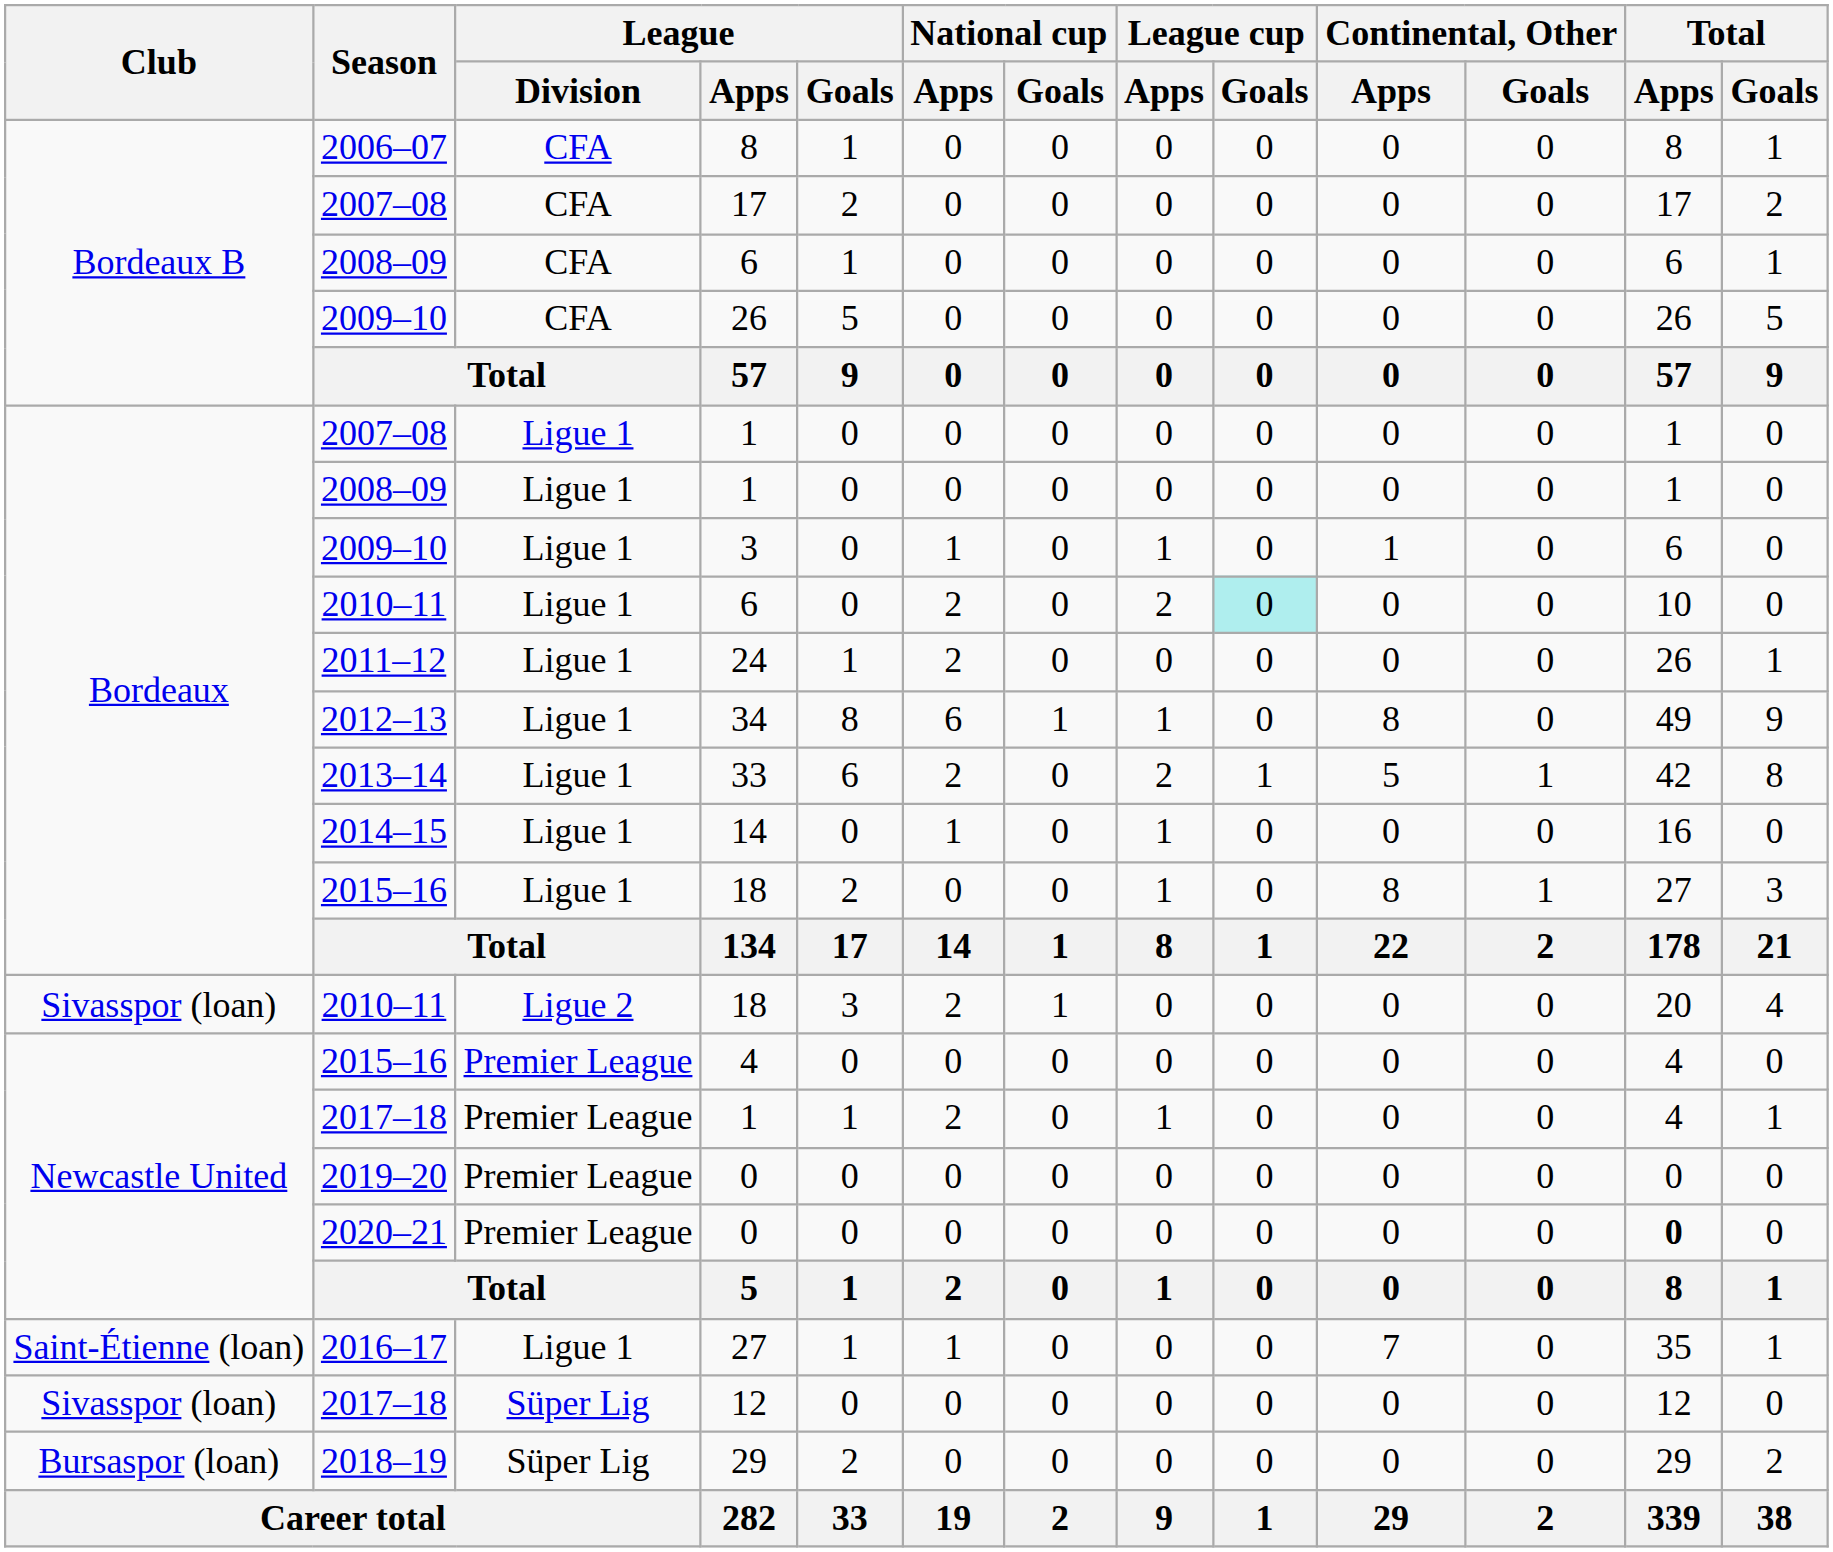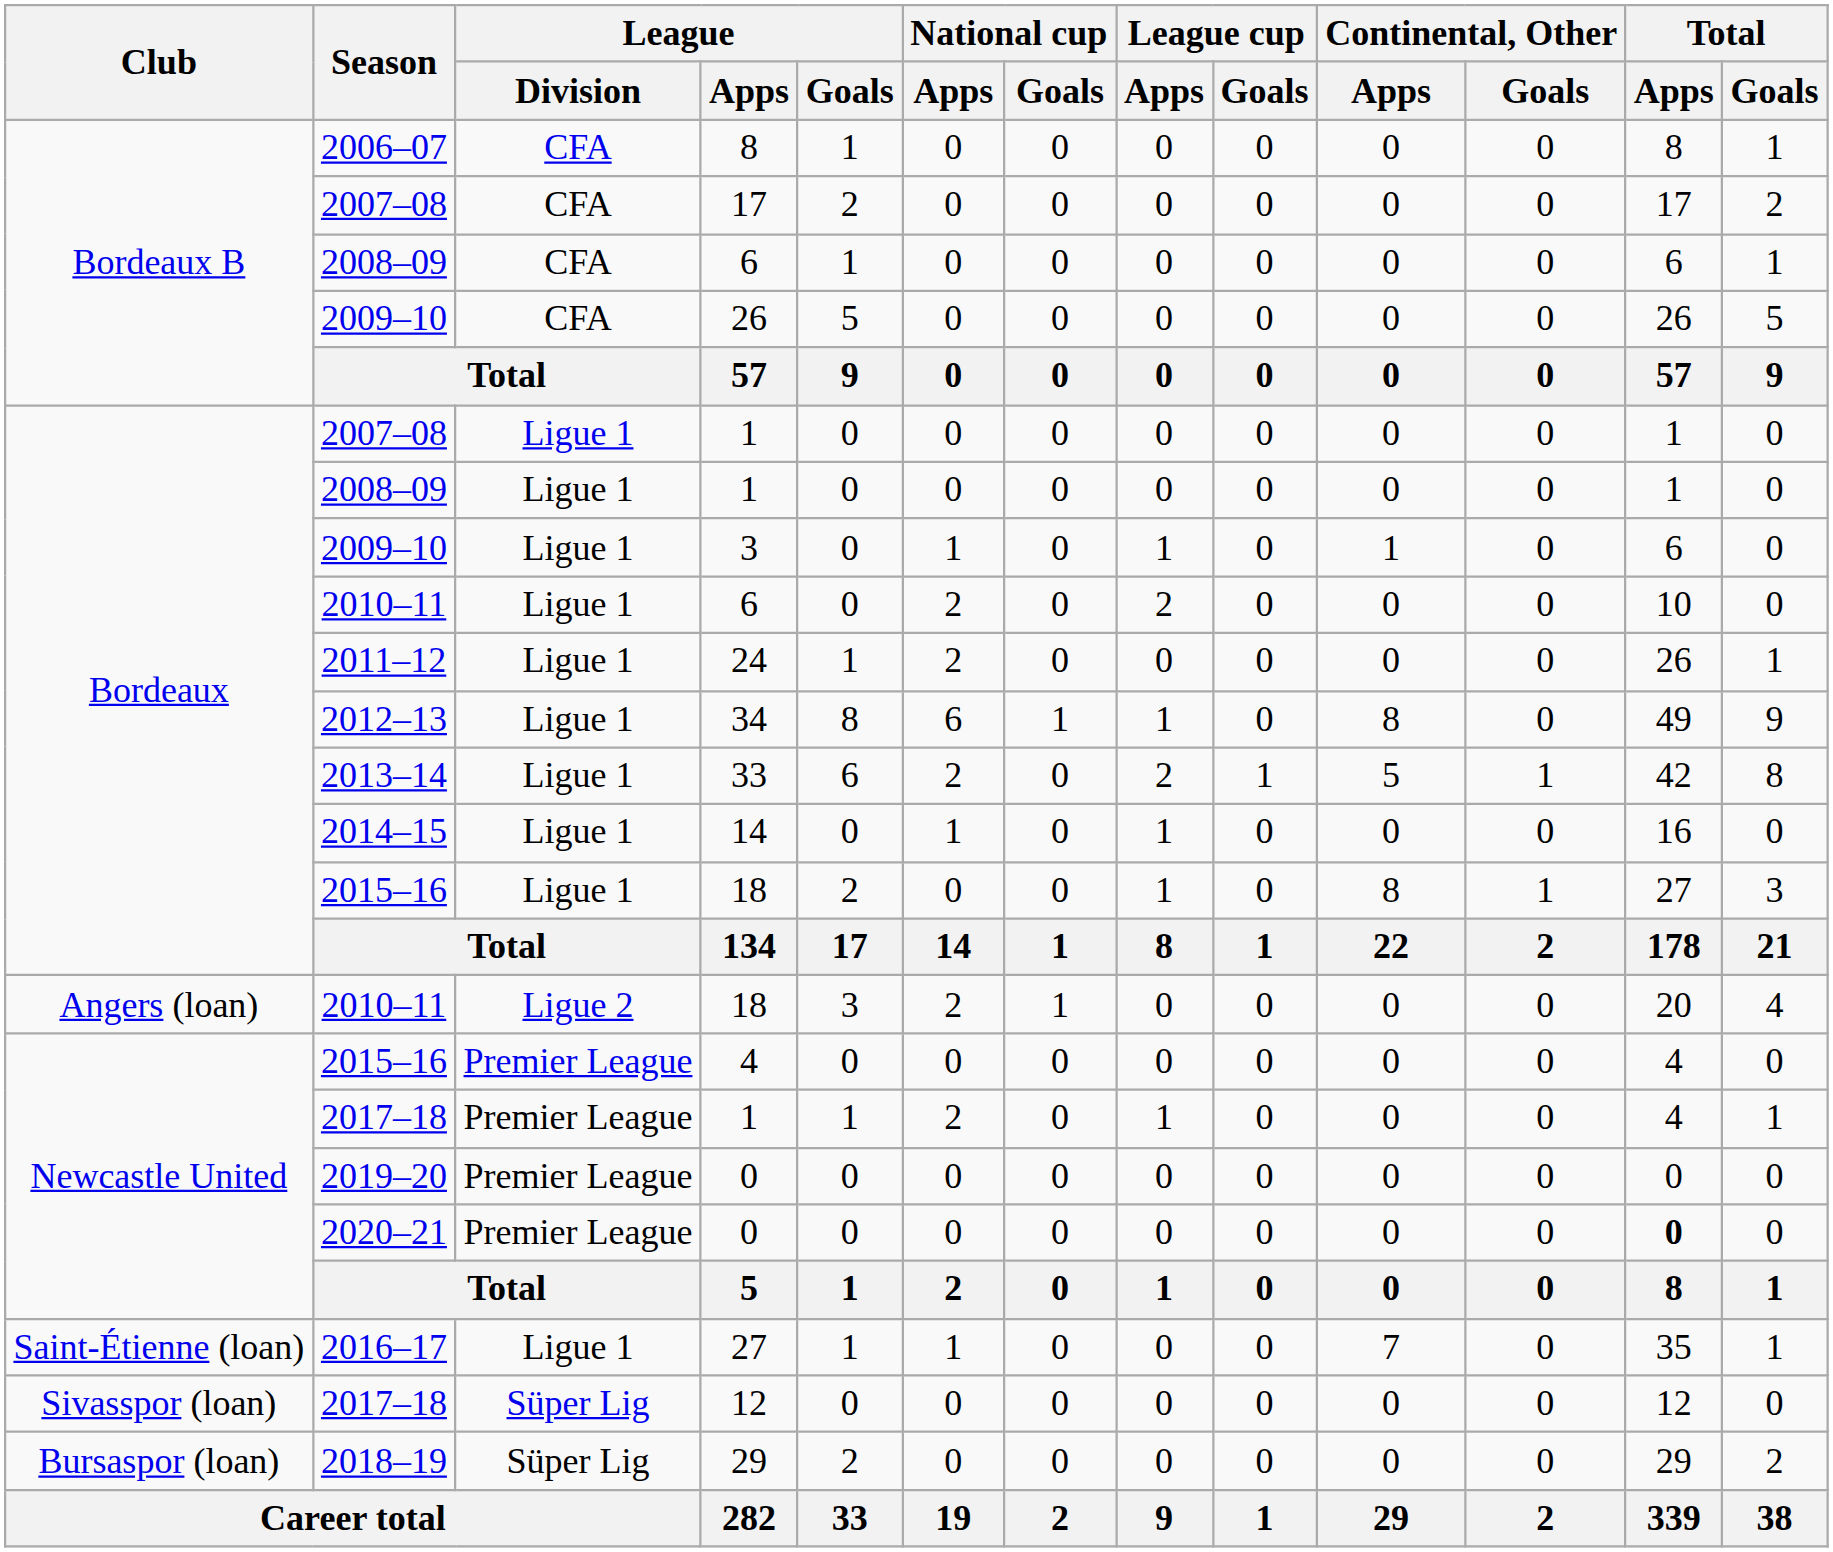(1265, 603) paleturquoise background -> (1265, 603) no background
(159, 1003) Sivasspor (loan) -> (159, 1003) Angers (loan)
